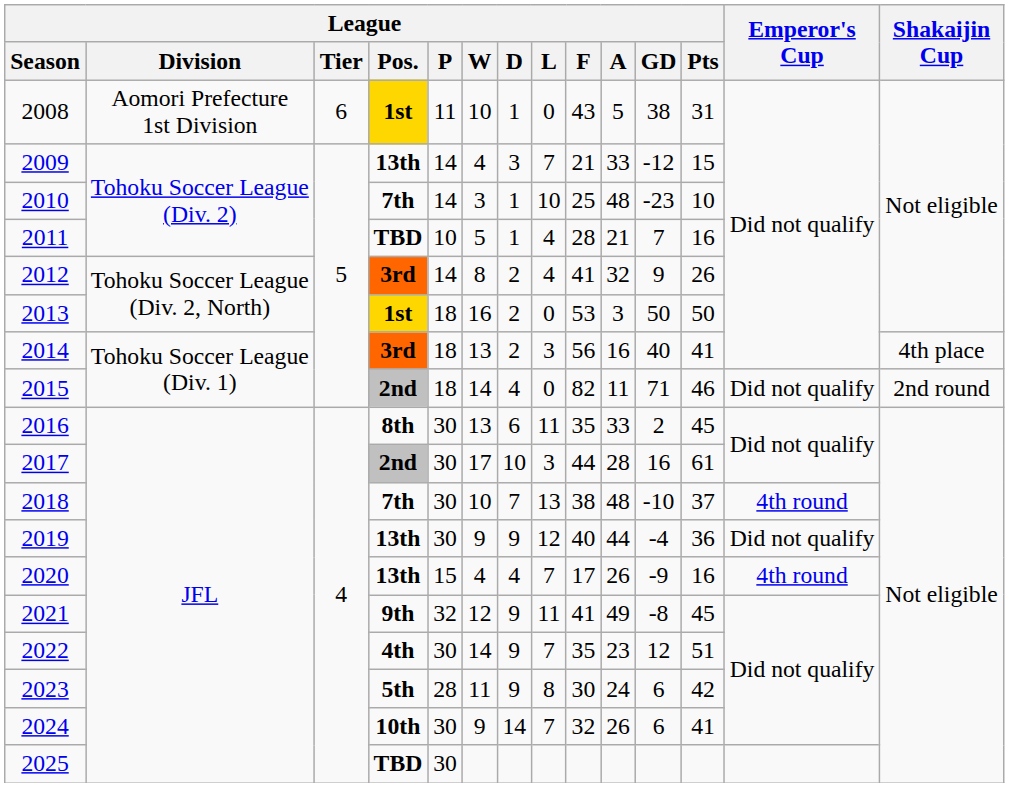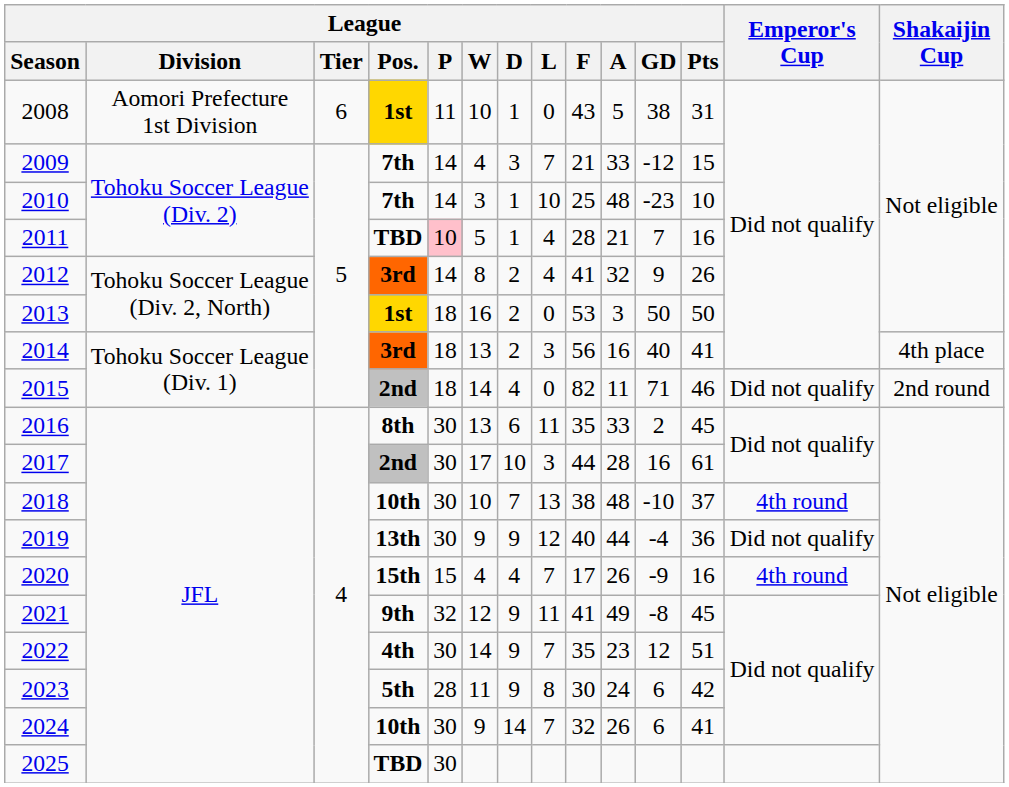(398, 162) 13th -> (398, 162) 7th
(445, 237) no background -> (445, 237) pink background
(398, 500) 7th -> (398, 500) 10th
(398, 575) 13th -> (398, 575) 15th
